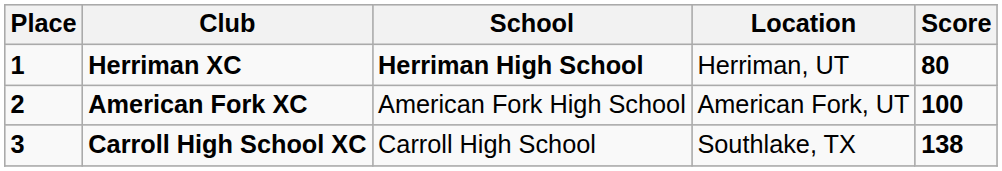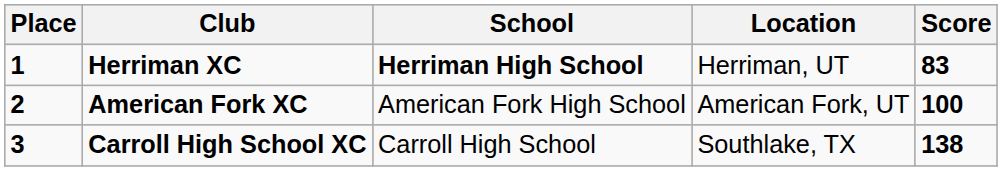(935, 64) 80 -> (935, 64) 83
